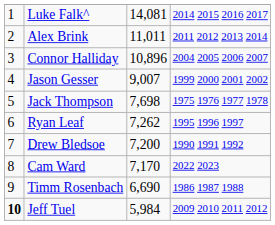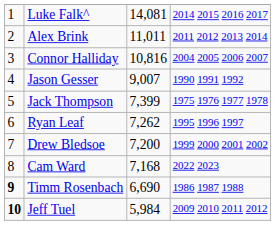(148, 58) 10,896 -> (148, 58) 10,816
(220, 79) 1999 2000 2001 2002 -> (208, 79) 1990 1991 1992
(145, 101) 7,698 -> (145, 101) 7,399
(208, 144) 1990 1991 1992 -> (220, 144) 1999 2000 2001 2002
(145, 166) 7,170 -> (145, 166) 7,168
(11, 187) normal -> (11, 187) bold
